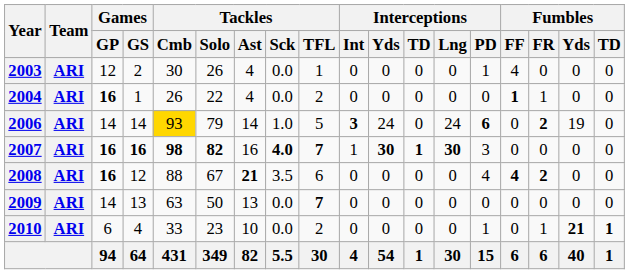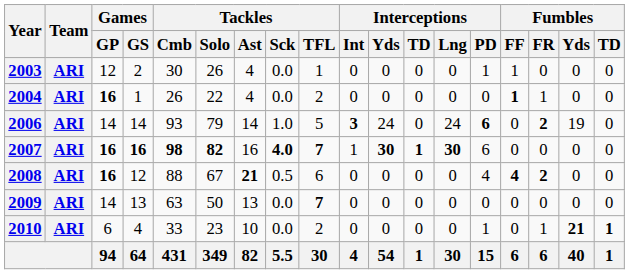(515, 70) 4 -> (515, 70) 1
(174, 123) gold background -> (174, 123) no background
(486, 149) 3 -> (486, 149) 6
(282, 176) 3.5 -> (282, 176) 0.5
